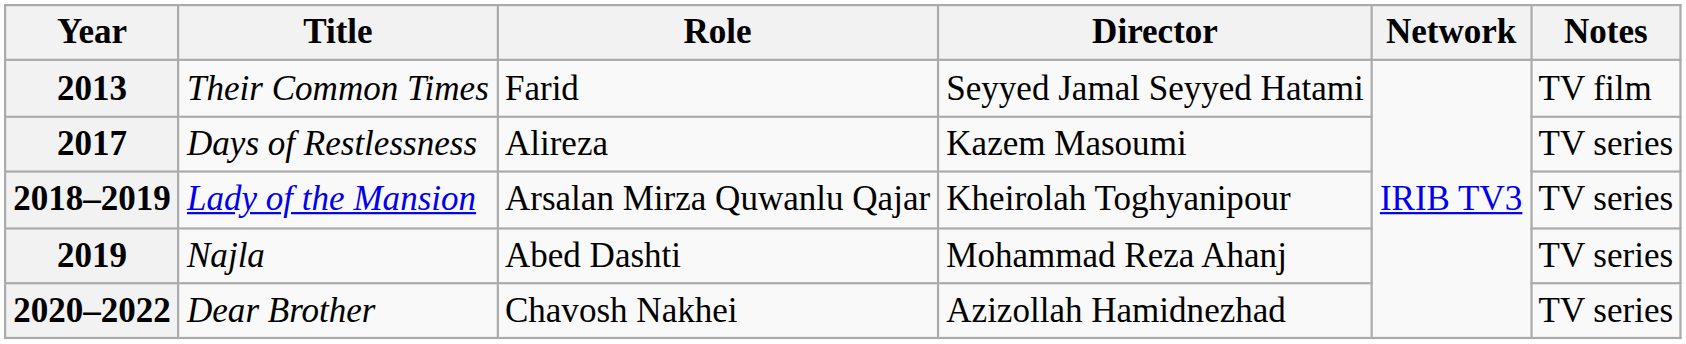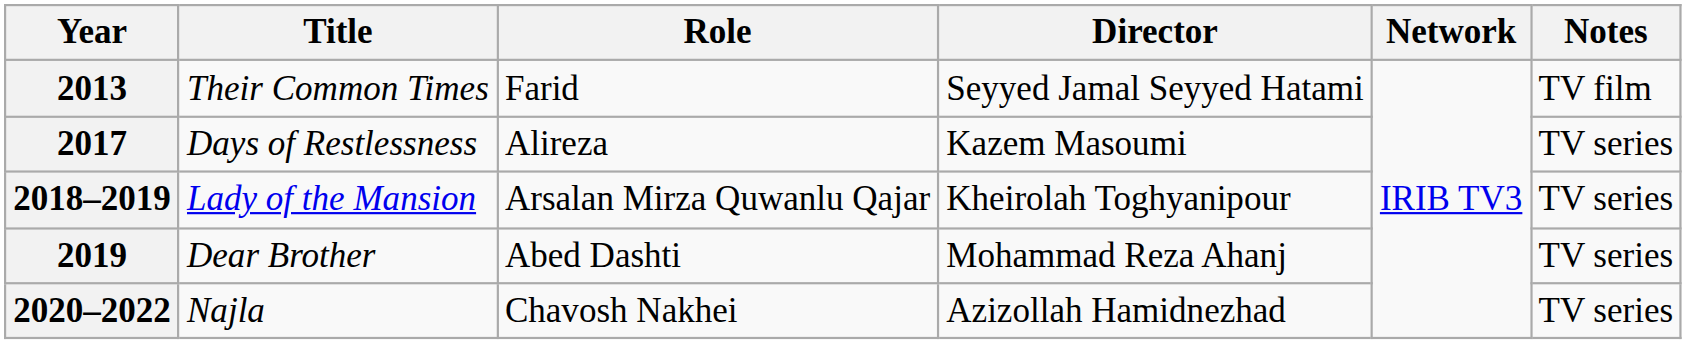(226, 254) Najla -> (281, 254) Dear Brother
(281, 310) Dear Brother -> (226, 310) Najla
